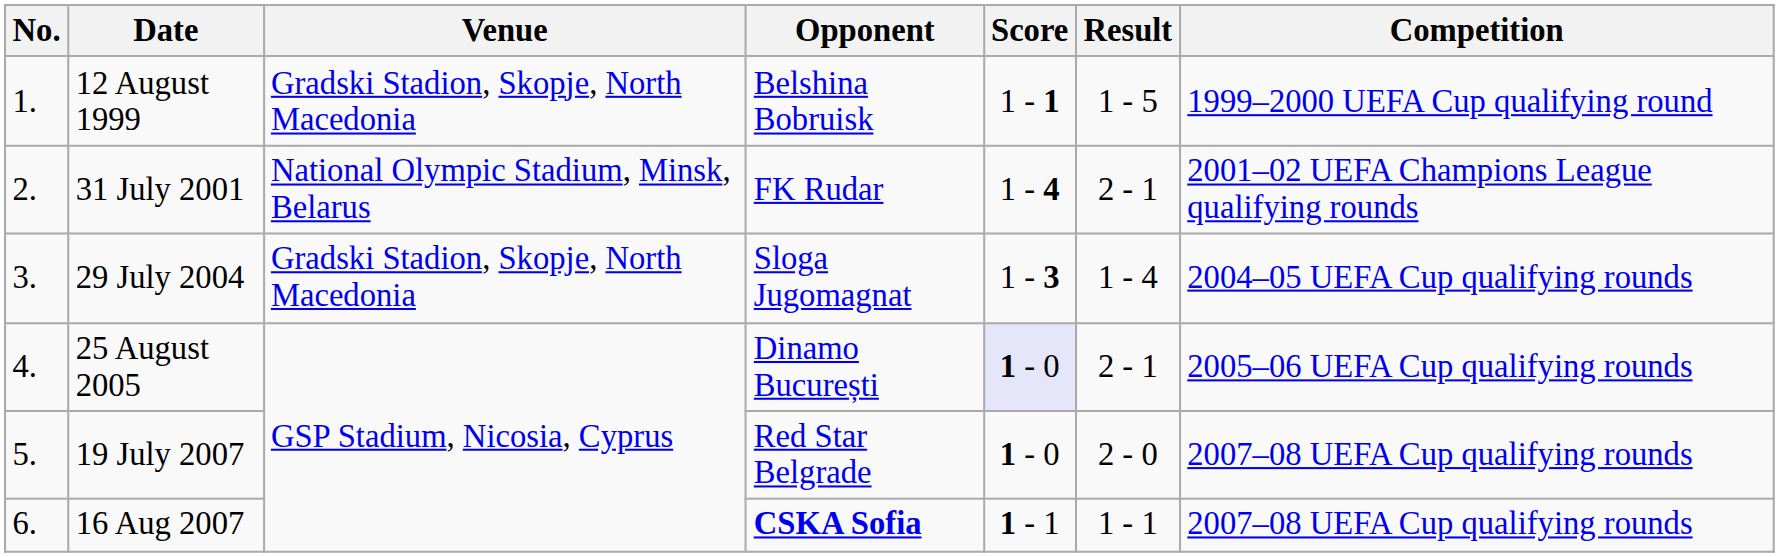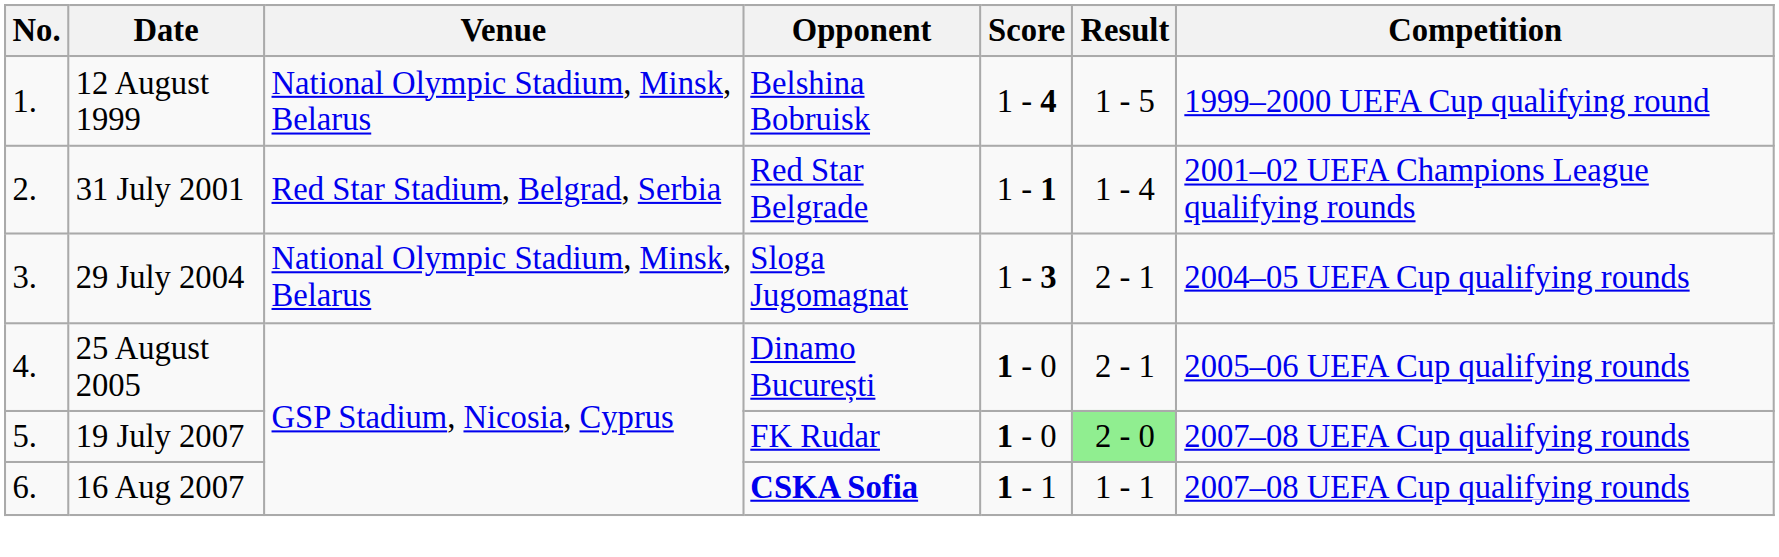(476, 100) Gradski Stadion, Skopje, North Macedonia -> (501, 100) National Olympic Stadium, Minsk, Belarus
(1030, 100) 1 - 1 -> (1027, 100) 1 - 4
(501, 188) National Olympic Stadium, Minsk, Belarus -> (496, 188) Red Star Stadium, Belgrad, Serbia
(819, 188) FK Rudar -> (809, 188) Red Star Belgrade
(1030, 188) 1 - 4 -> (1027, 188) 1 - 1
(1128, 188) 2 - 1 -> (1125, 188) 1 - 4
(476, 277) Gradski Stadion, Skopje, North Macedonia -> (501, 277) National Olympic Stadium, Minsk, Belarus
(1128, 277) 1 - 4 -> (1125, 277) 2 - 1
(1030, 365) lavender background -> (1027, 365) no background
(813, 454) Red Star Belgrade -> (815, 436) FK Rudar
(1128, 454) no background -> (1125, 436) lightgreen background
